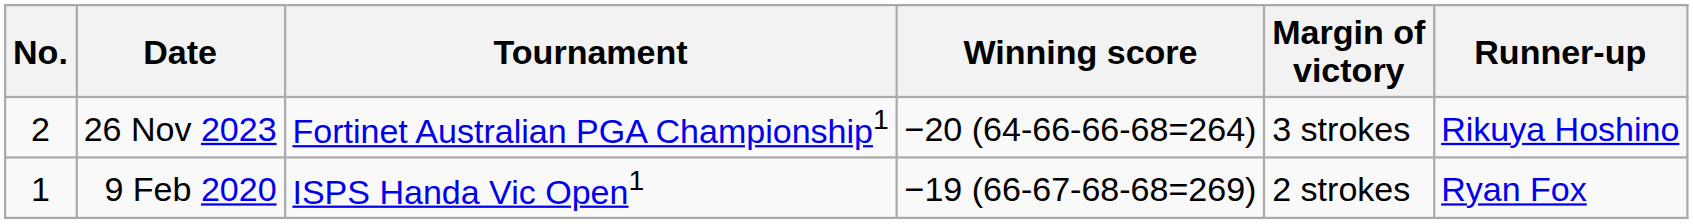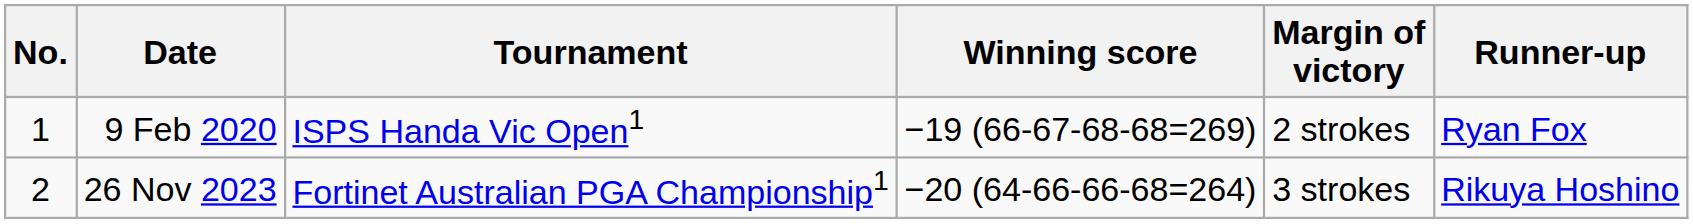rows swapped: (191, 188) <-> (180, 128)
